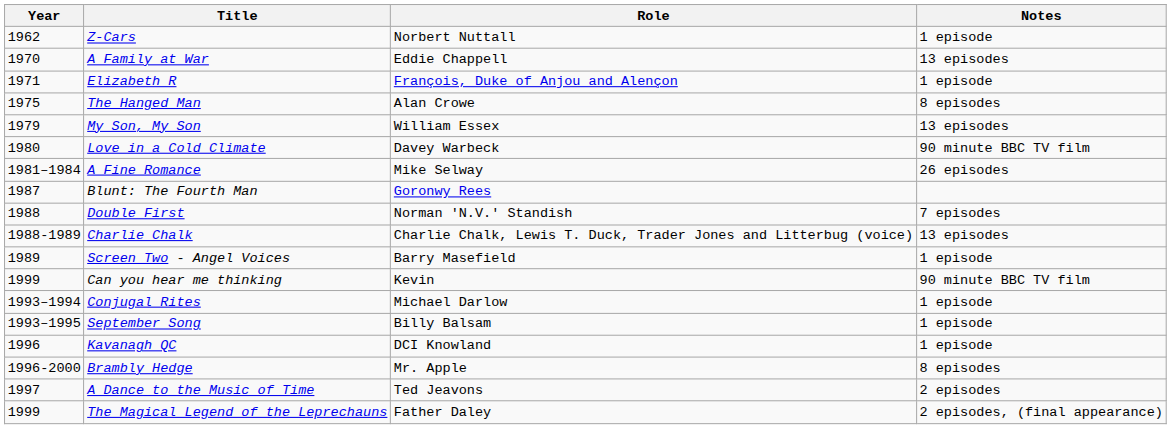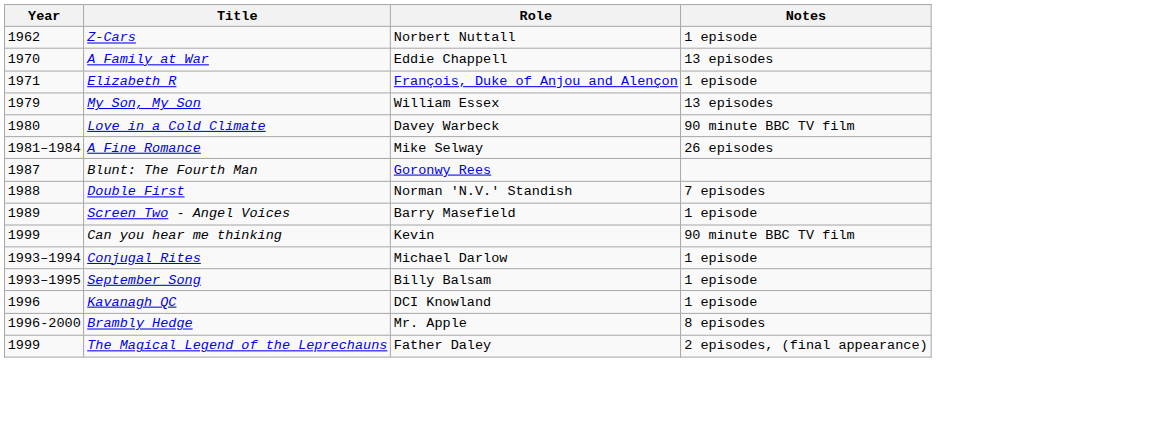- row: (144, 104)
- row: (140, 236)
- row: (201, 390)
